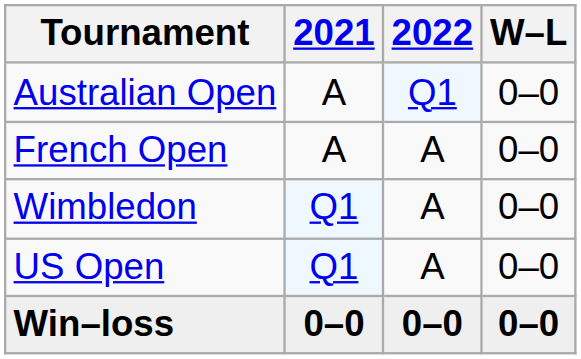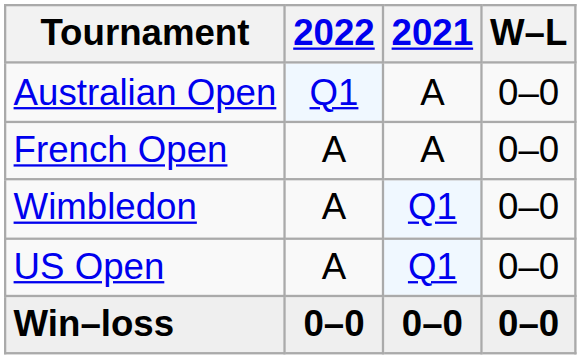columns swapped: (334, 33) <-> (432, 33)
